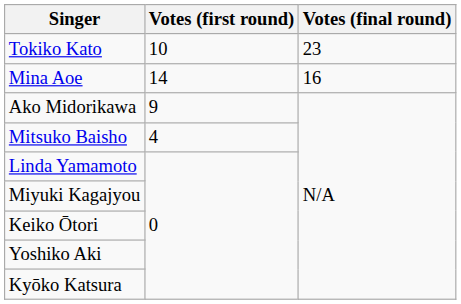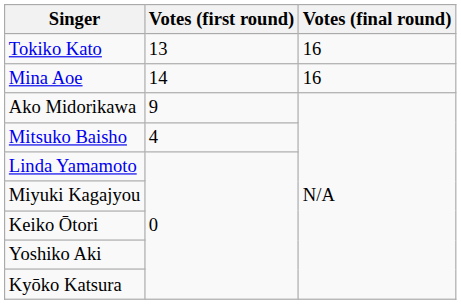(158, 48) 10 -> (158, 48) 13
(312, 48) 23 -> (312, 48) 16
